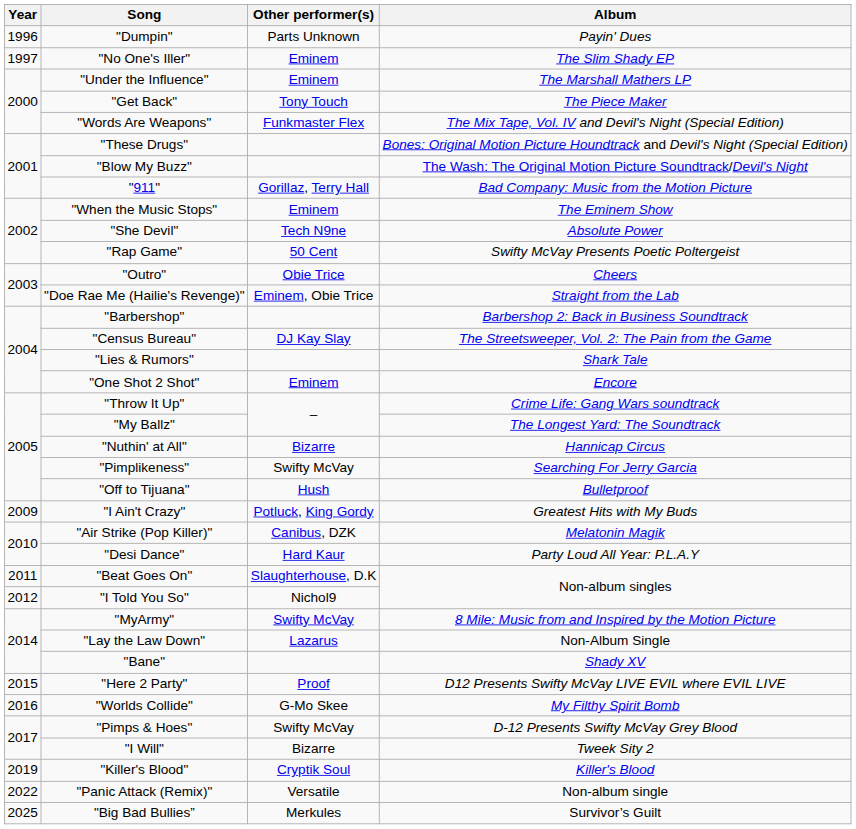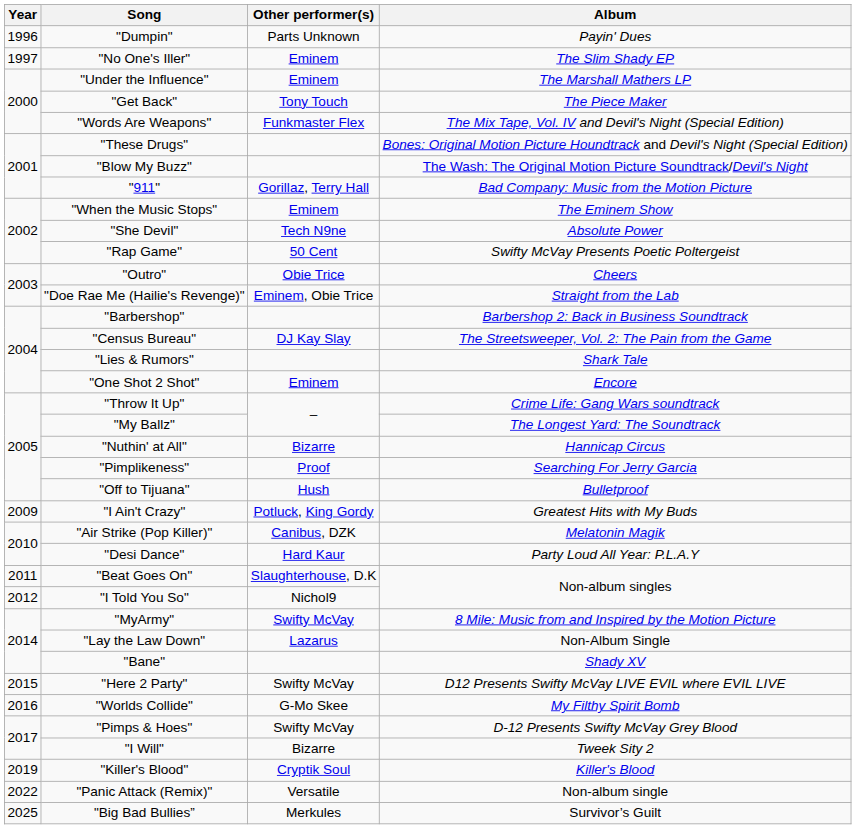(314, 468) Swifty McVay -> (314, 468) Proof
(314, 683) Proof -> (314, 683) Swifty McVay
